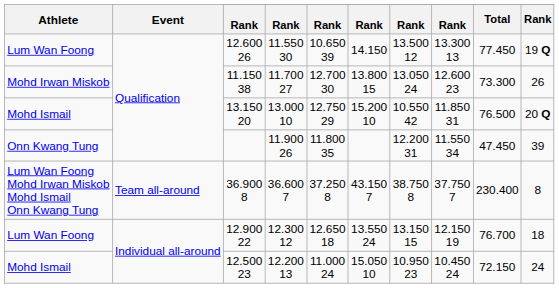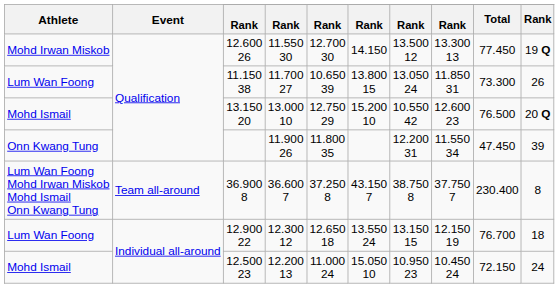(51, 51) Lum Wan Foong -> (58, 51) Mohd Irwan Miskob
(327, 51) 10.650 39 -> (327, 51) 12.700 30
(58, 82) Mohd Irwan Miskob -> (51, 82) Lum Wan Foong
(327, 82) 12.700 30 -> (327, 82) 10.650 39
(452, 82) 12.600 23 -> (452, 82) 11.850 31
(452, 114) 11.850 31 -> (452, 114) 12.600 23
